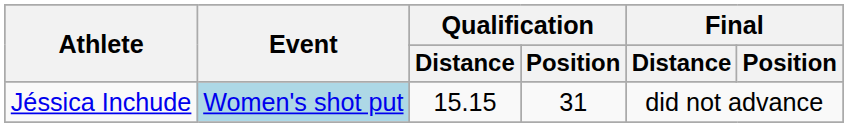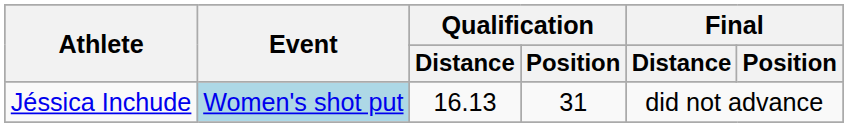(465, 103) 15.15 -> (465, 103) 16.13
